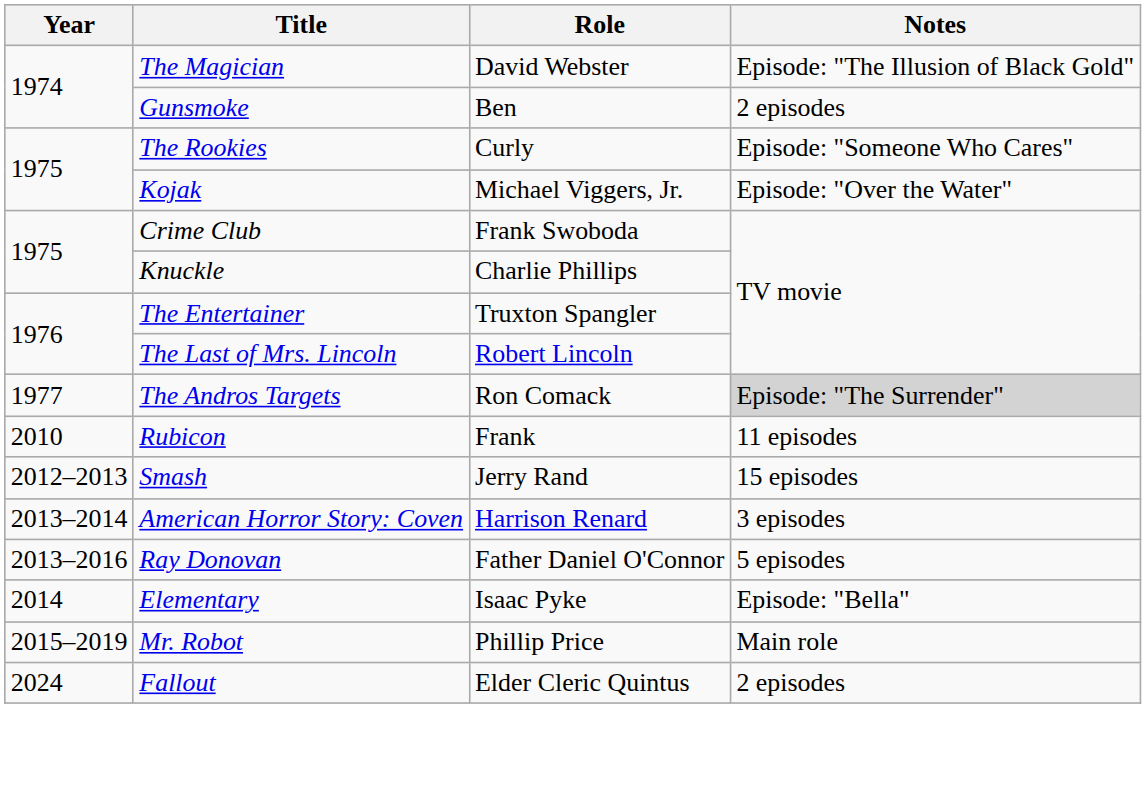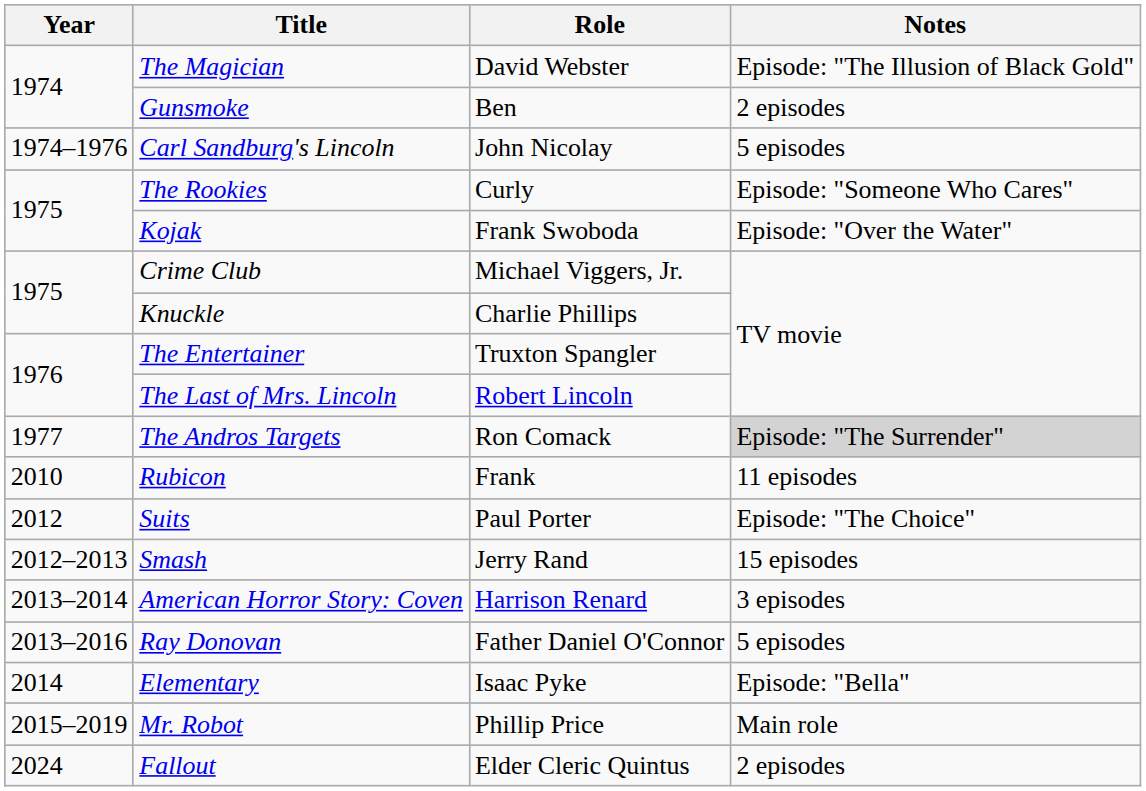+ row: (267, 148)
(579, 189) Michael Viggers, Jr. -> (557, 230) Frank Swoboda
(557, 230) Frank Swoboda -> (579, 271) Michael Viggers, Jr.
+ row: (165, 518)
